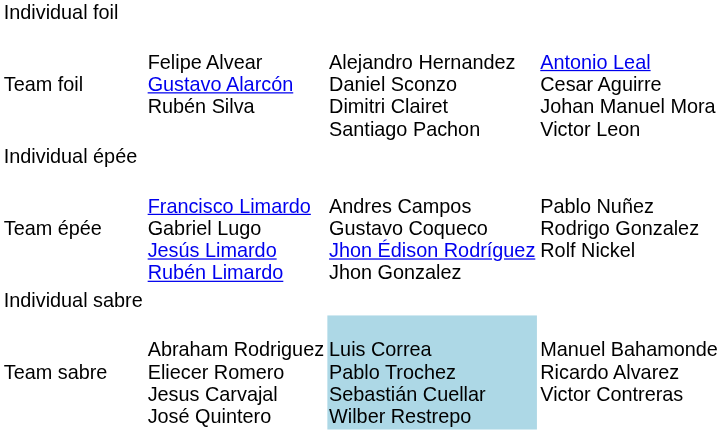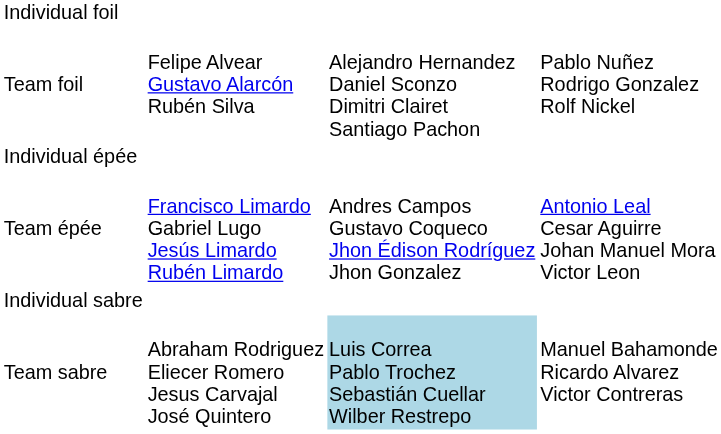(628, 95) Antonio Leal Cesar Aguirre Johan Manuel Mora Victor Leon -> (620, 84) Pablo Nuñez Rodrigo Gonzalez Rolf Nickel
(620, 228) Pablo Nuñez Rodrigo Gonzalez Rolf Nickel -> (628, 239) Antonio Leal Cesar Aguirre Johan Manuel Mora Victor Leon
